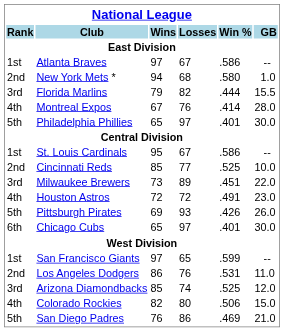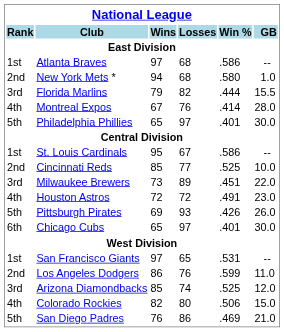(185, 62) 67 -> (185, 62) 68
(230, 258) .599 -> (230, 258) .531
(230, 273) .531 -> (230, 273) .599
